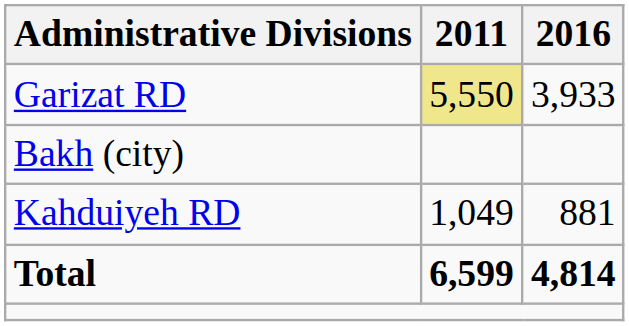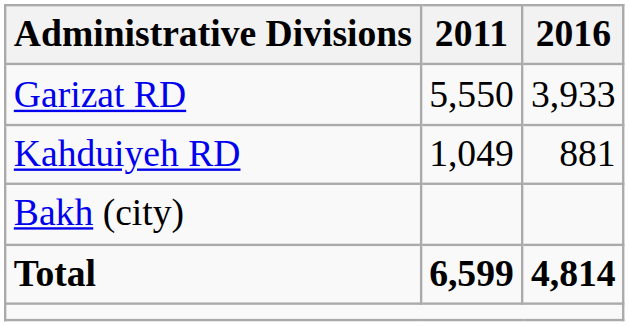(471, 93) khaki background -> (471, 93) no background
rows swapped: (127, 213) <-> (99, 153)
